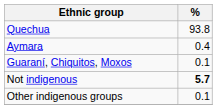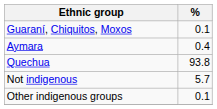rows swapped: (28, 29) <-> (69, 63)
(202, 79) bold -> (202, 79) normal
